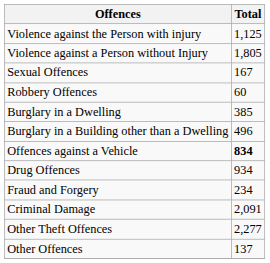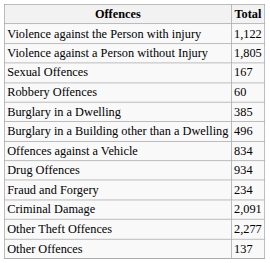(248, 33) 1,125 -> (248, 33) 1,122
(243, 151) bold -> (243, 151) normal
